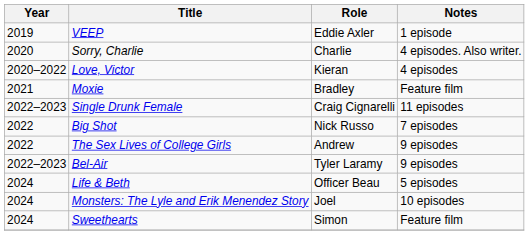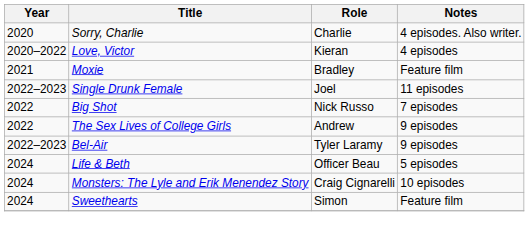- row: (88, 32)
(354, 107) Craig Cignarelli -> (325, 88) Joel
(325, 201) Joel -> (354, 182) Craig Cignarelli
